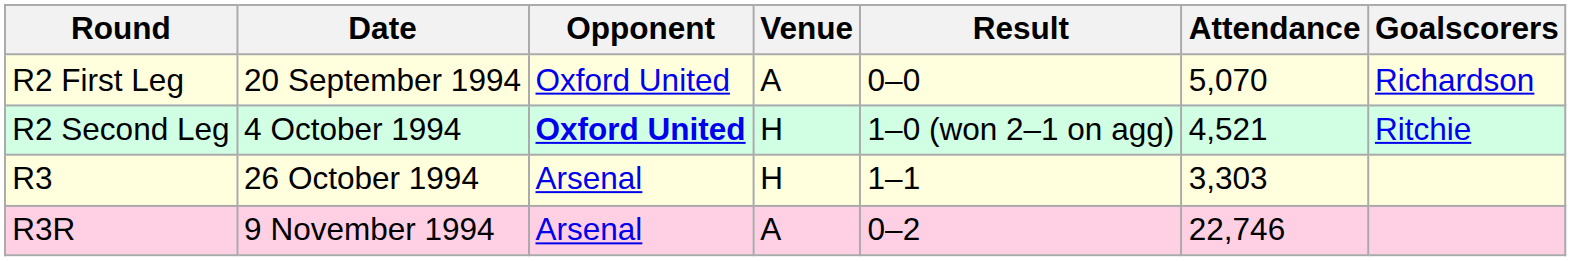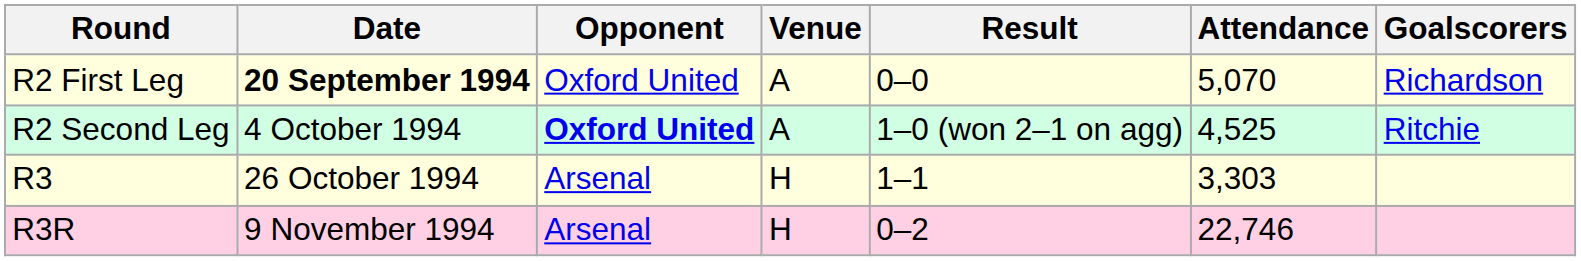(383, 79) normal -> (387, 79) bold
(772, 129) H -> (779, 129) A
(1228, 129) 4,521 -> (1237, 129) 4,525
(771, 229) A -> (780, 229) H
